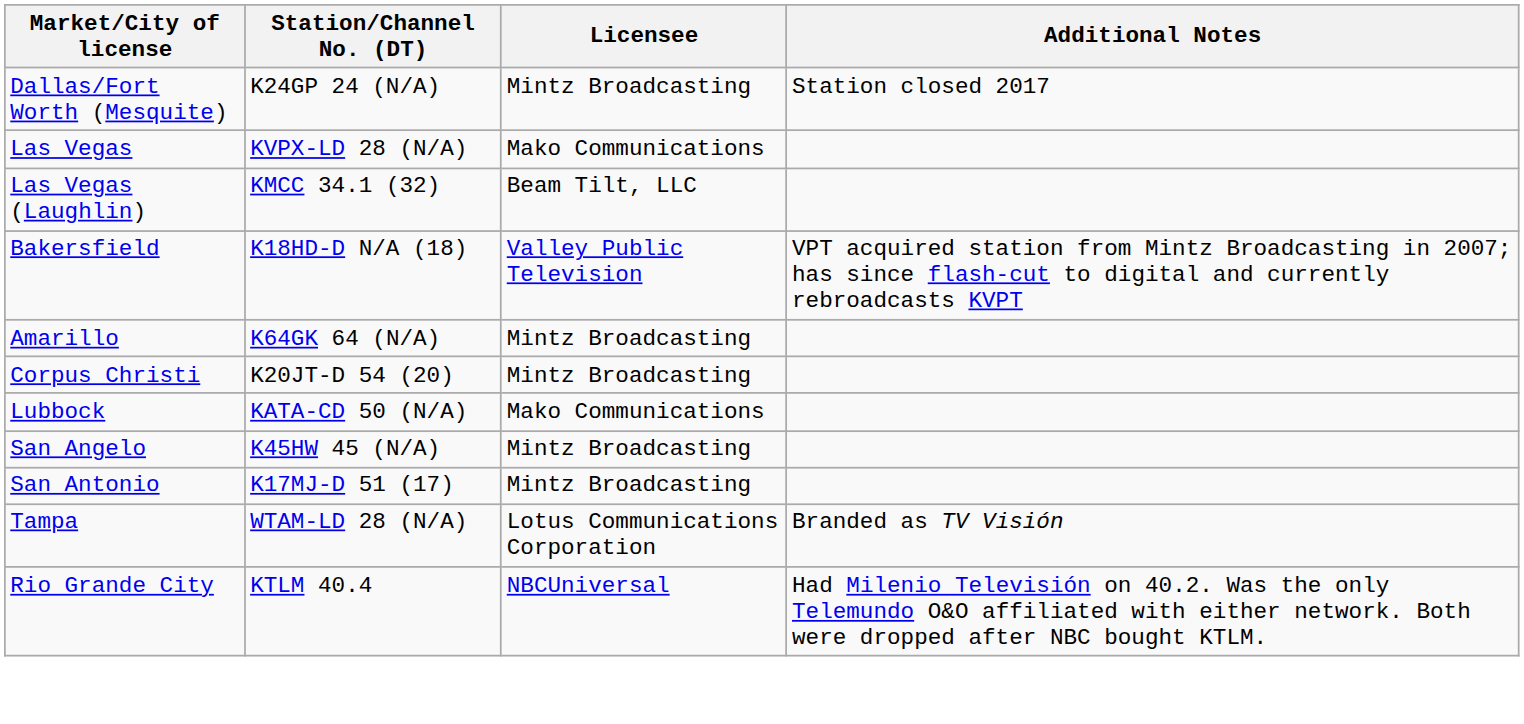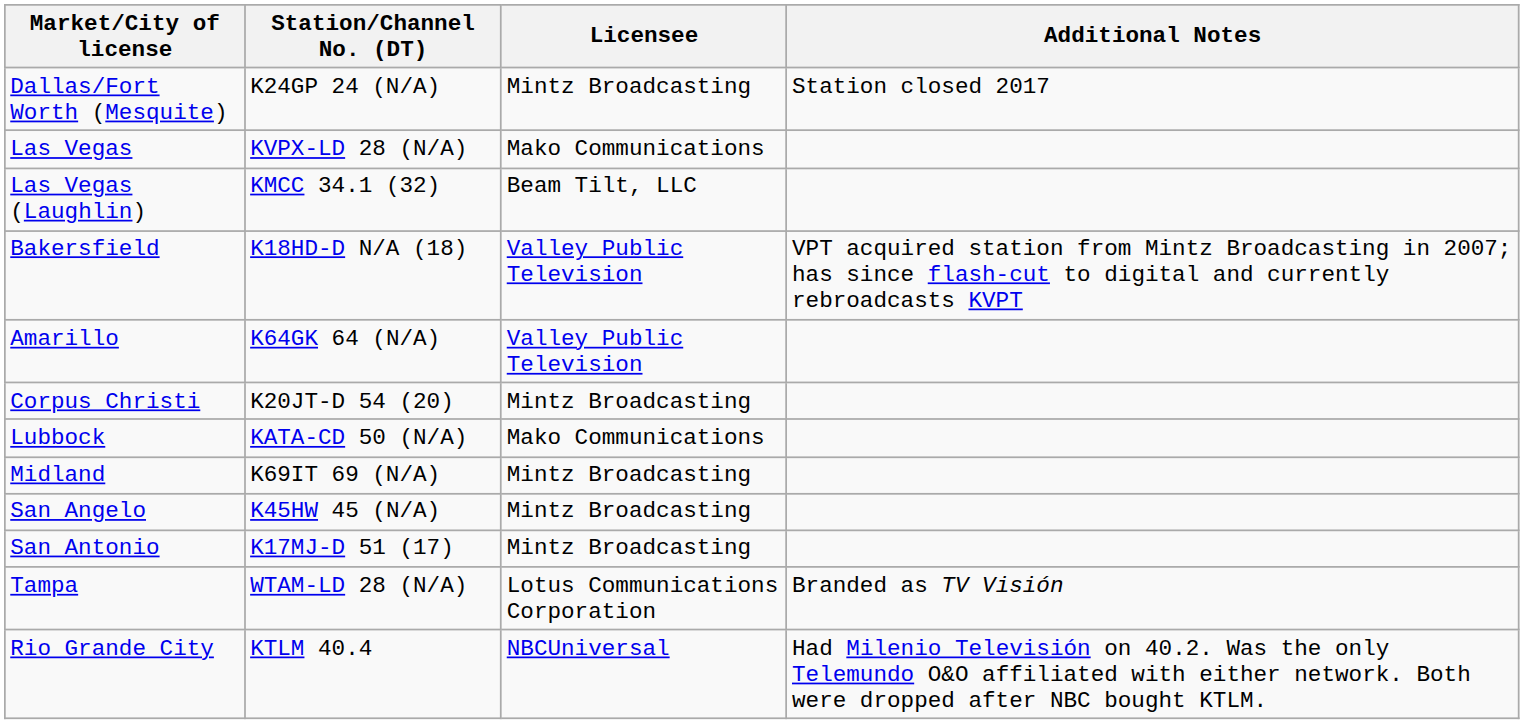(629, 338) Mintz Broadcasting -> (595, 351) Valley Public Television
+ row: (58, 475)
